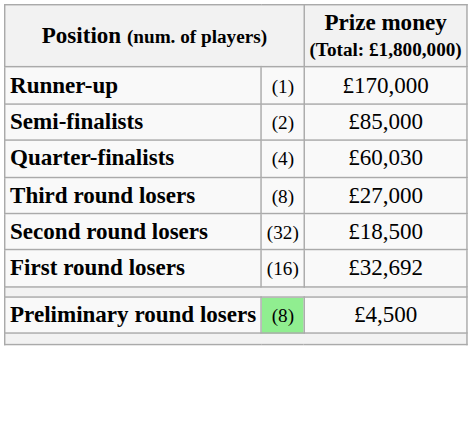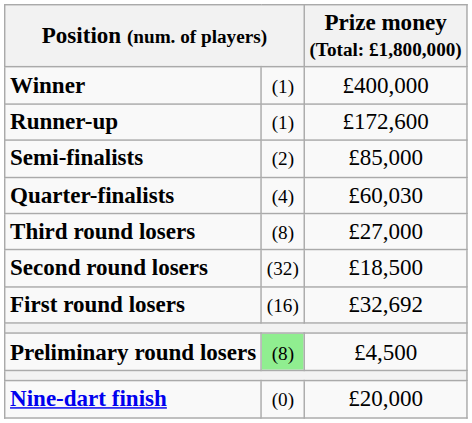+ row: (48, 85)
(386, 85) £170,000 -> (386, 121) £172,600
+ row: (88, 398)
